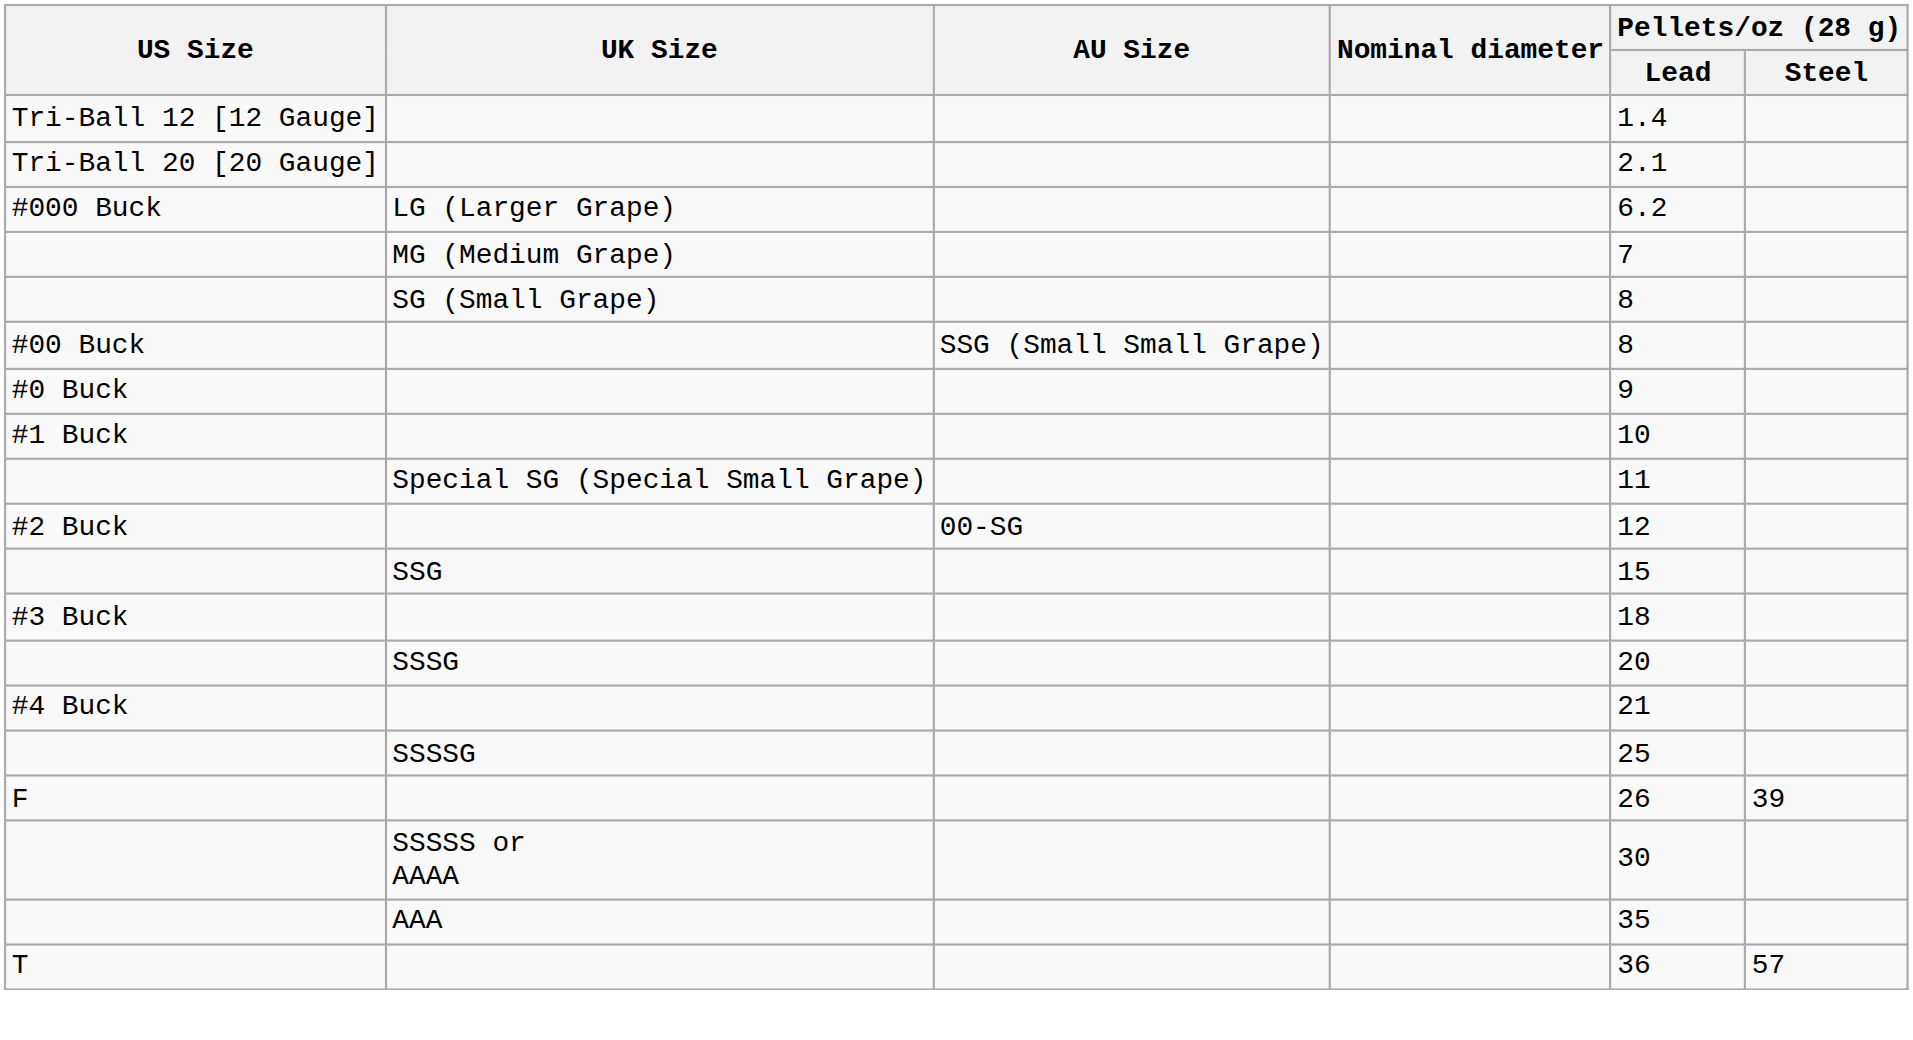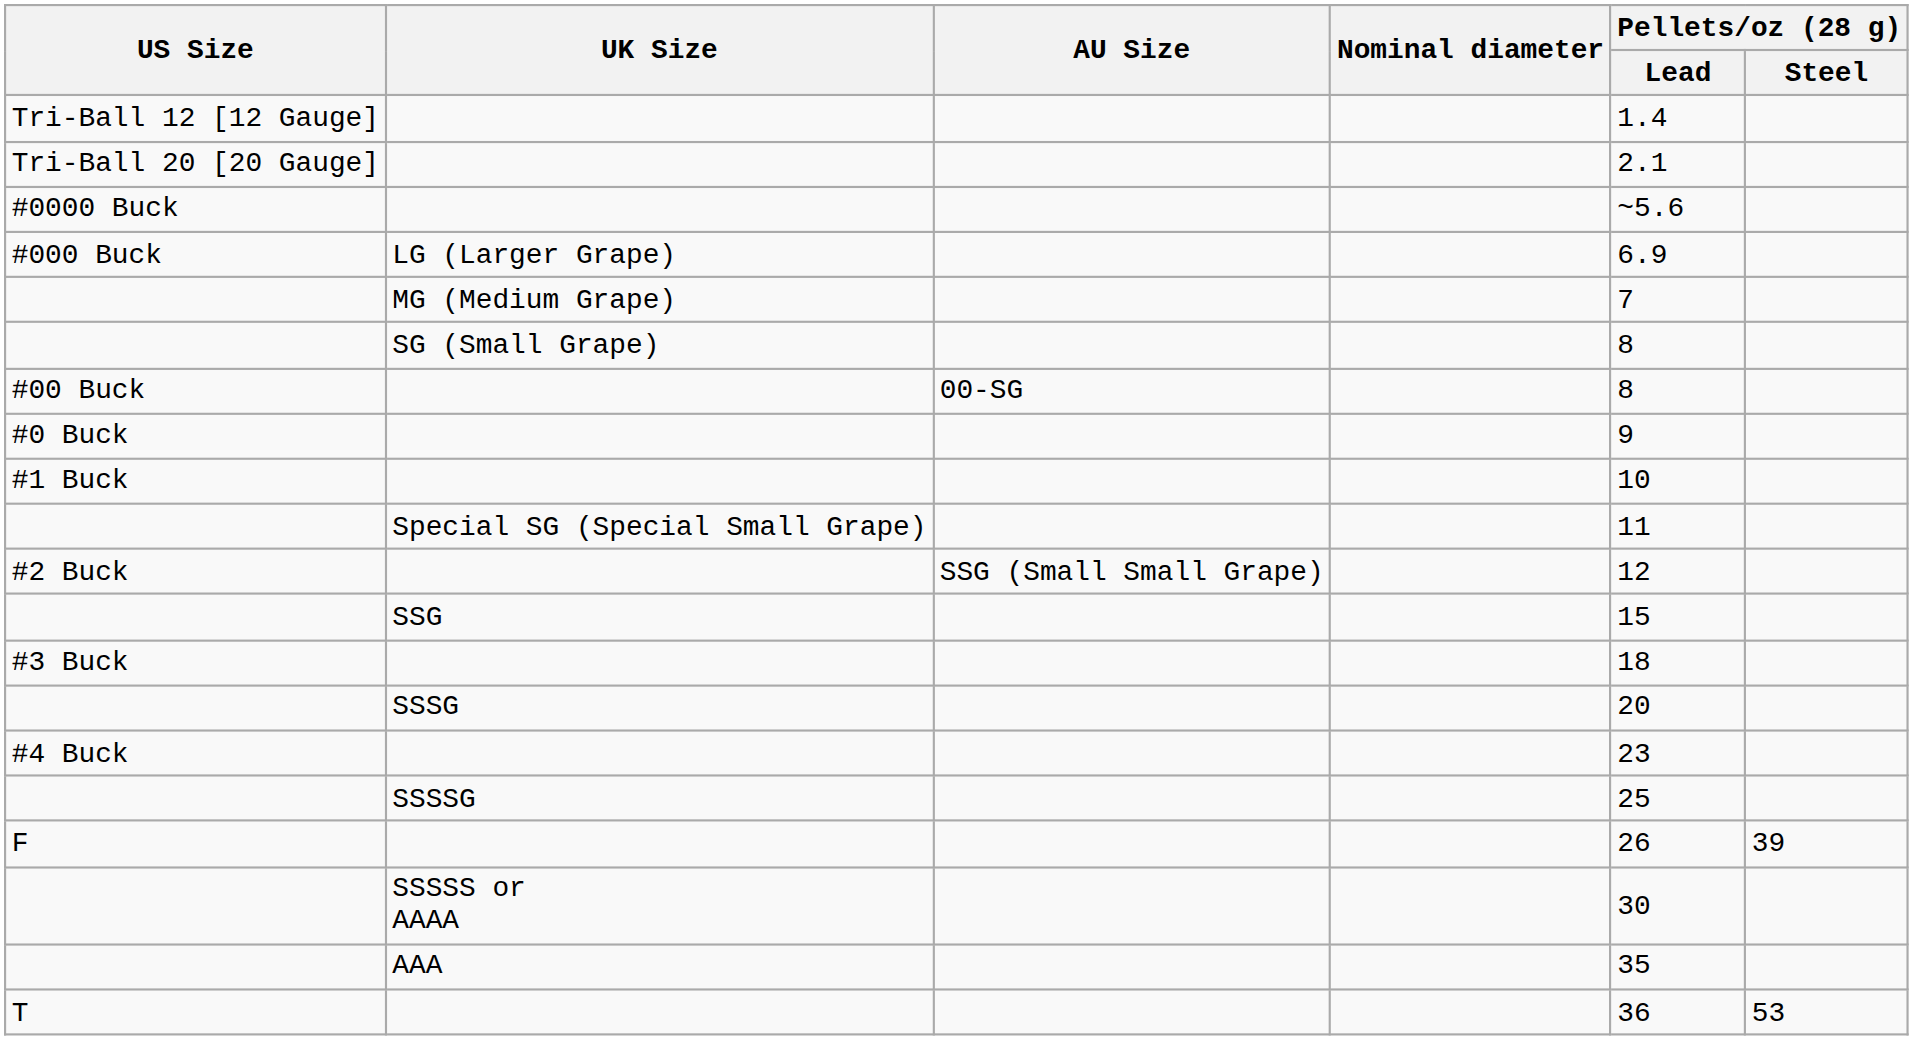+ row: (95, 209)
(1642, 209) 6.2 -> (1642, 254) 6.9
(1132, 345) SSG (Small Small Grape) -> (981, 390) 00-SG
(981, 526) 00-SG -> (1132, 572) SSG (Small Small Grape)
(1634, 708) 21 -> (1634, 753) 23
(1769, 967) 57 -> (1769, 1012) 53
